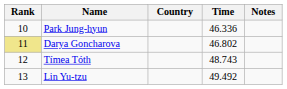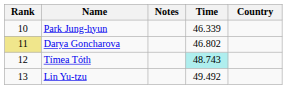columns swapped: (175, 12) <-> (263, 12)
(223, 28) 46.336 -> (207, 28) 46.339
(223, 60) no background -> (207, 60) paleturquoise background
